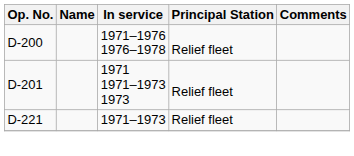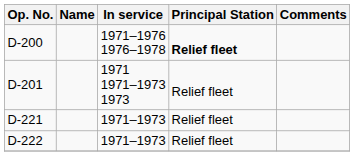(202, 49) normal -> (204, 49) bold
+ row: (25, 140)
